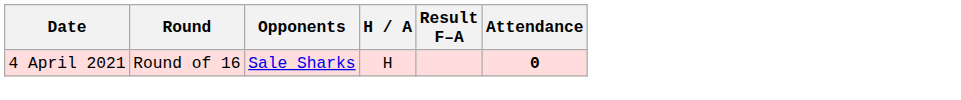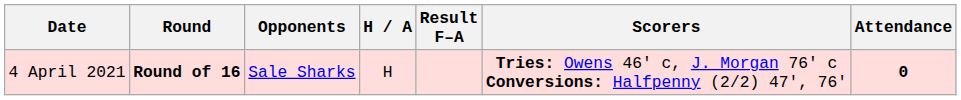+ column: (666, 27)
(187, 63) normal -> (187, 72) bold
